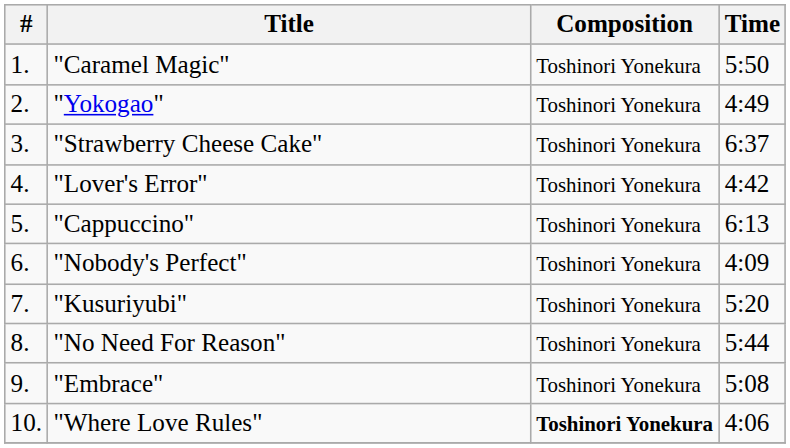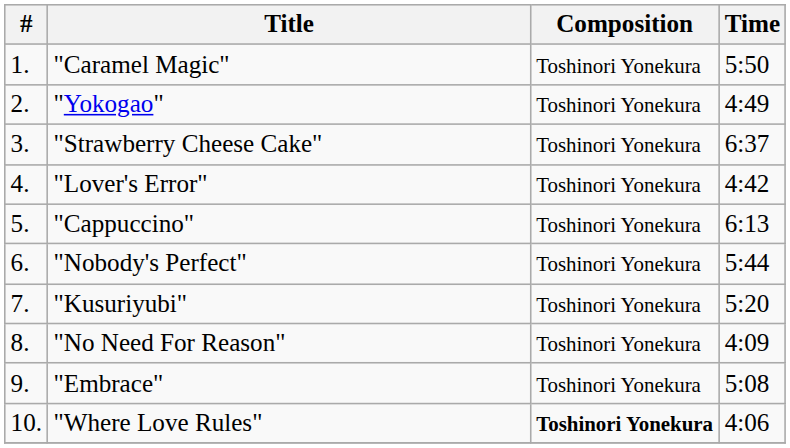(747, 263) 4:09 -> (747, 263) 5:44
(747, 343) 5:44 -> (747, 343) 4:09
